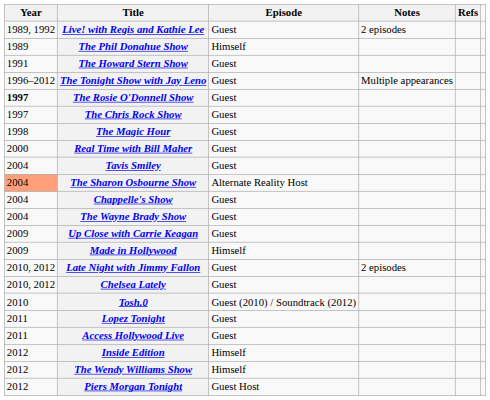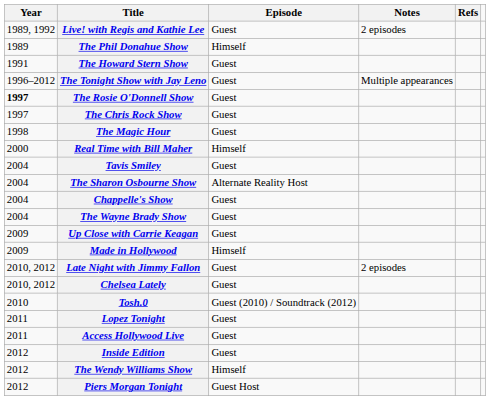(224, 149) Guest -> (229, 149) Himself
(18, 183) lightsalmon background -> (18, 183) no background
(229, 353) Himself -> (224, 353) Guest
